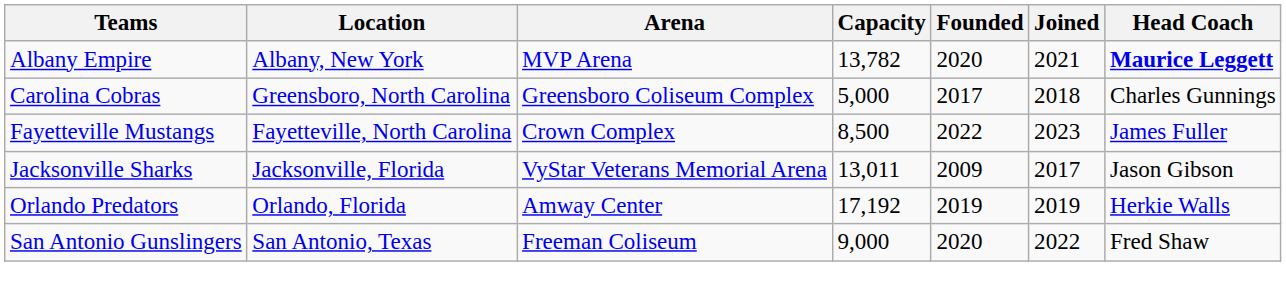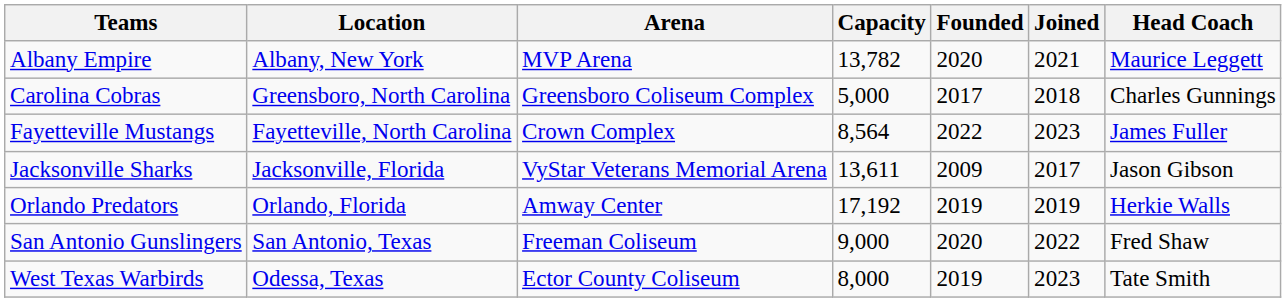(1192, 59) bold -> (1186, 59) normal
(863, 132) 8,500 -> (863, 132) 8,564
(869, 168) 13,011 -> (869, 168) 13,611
+ row: (107, 278)
